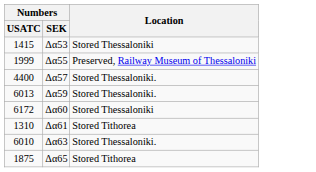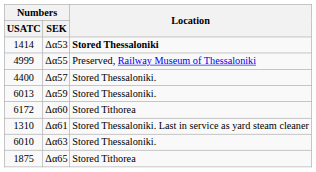(24, 45) 1415 -> (24, 45) 1414
(113, 45) normal -> (115, 45) bold
(24, 61) 1999 -> (24, 61) 4999
(113, 110) Stored Thessaloniki -> (104, 110) Stored Tithorea
(104, 126) Stored Tithorea -> (191, 126) Stored Thessaloniki. Last in service as yard steam cleaner
